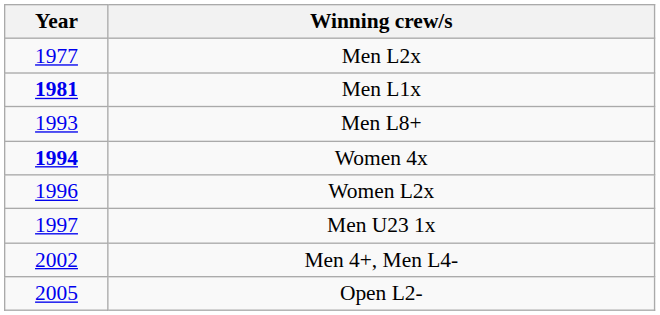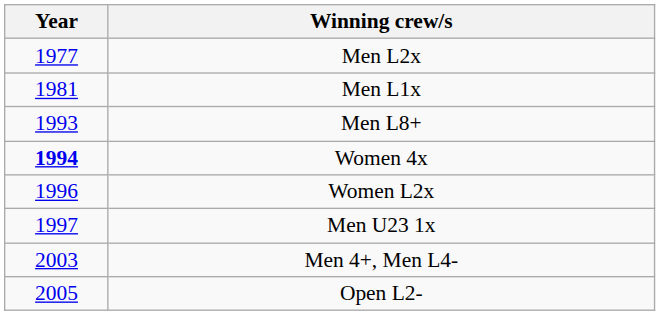(57, 89) bold -> (57, 89) normal
(57, 259) 2002 -> (57, 259) 2003
